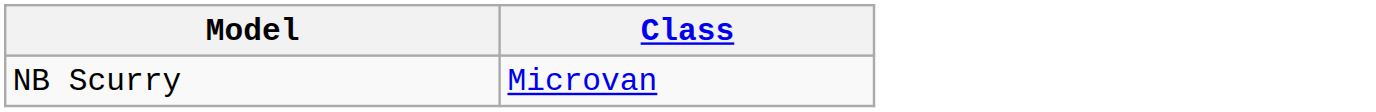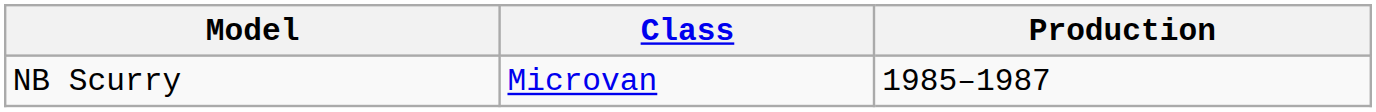+ column: (1122, 31)
